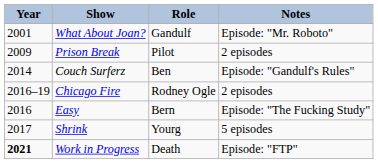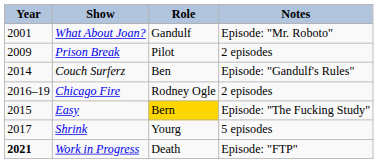(19, 110) 2016 -> (19, 110) 2015
(163, 110) no background -> (163, 110) gold background
